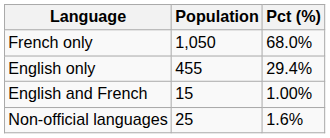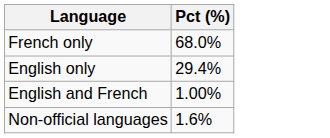- column: (217, 17)
